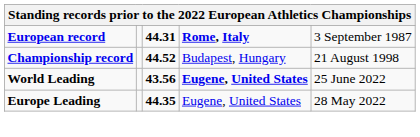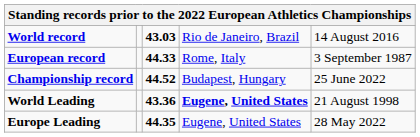+ row: (46, 36)
(161, 36) 44.31 -> (161, 57) 44.33
(216, 36) bold -> (214, 57) normal
(357, 57) 21 August 1998 -> (350, 79) 25 June 2022
(161, 79) 43.56 -> (161, 100) 43.36
(350, 79) 25 June 2022 -> (357, 100) 21 August 1998
